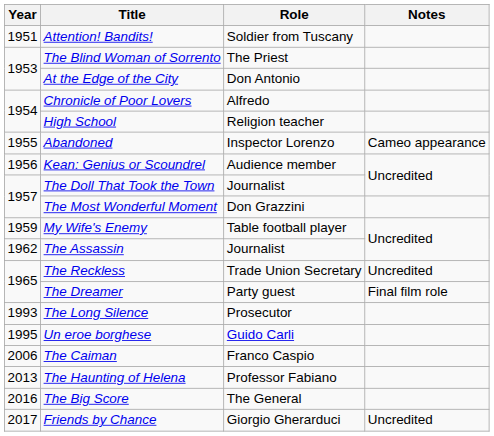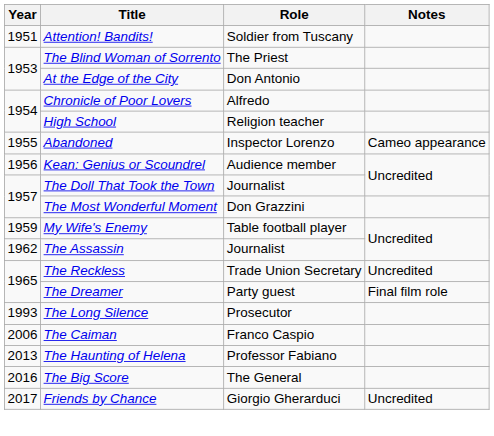- row: (97, 334)
